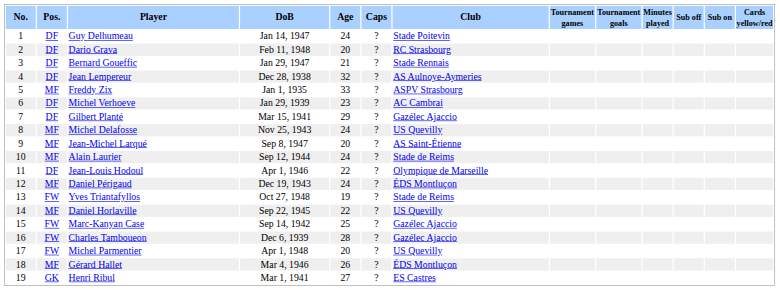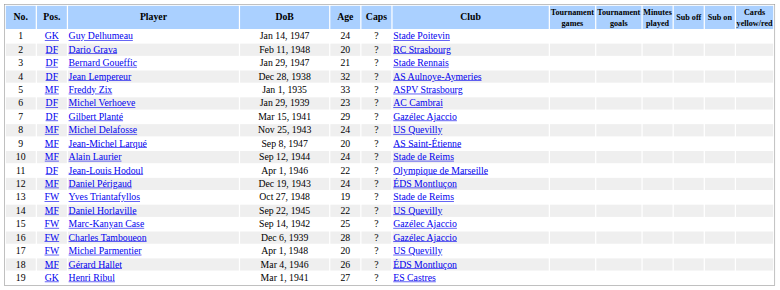(52, 36) DF -> (52, 36) GK
